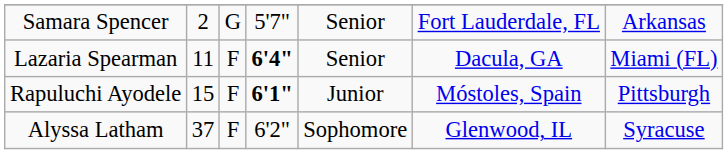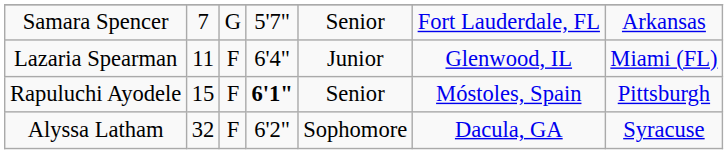(203, 22) 2 -> (203, 22) 7
(272, 58) bold -> (272, 58) normal
(355, 58) Senior -> (355, 58) Junior
(509, 58) Dacula, GA -> (509, 58) Glenwood, IL
(355, 93) Junior -> (355, 93) Senior
(203, 129) 37 -> (203, 129) 32
(509, 129) Glenwood, IL -> (509, 129) Dacula, GA
